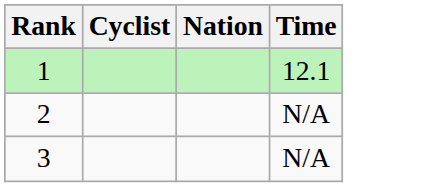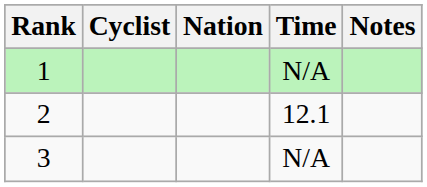+ column: (382, 26)
(306, 70) 12.1 -> (306, 70) N/A
(306, 114) N/A -> (306, 114) 12.1
